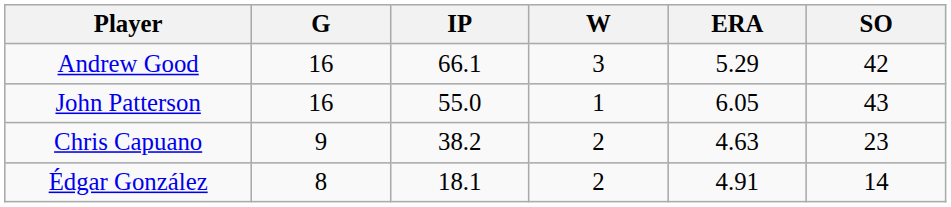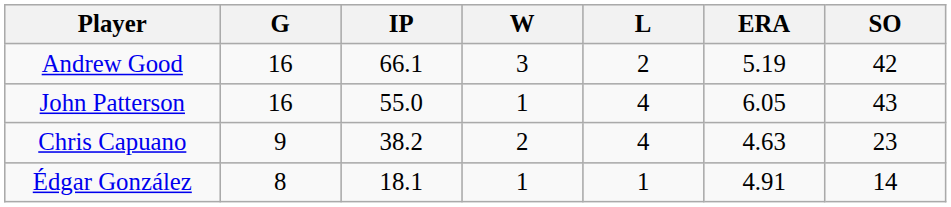+ column: (643, 24)
(737, 63) 5.29 -> (764, 63) 5.19
(599, 181) 2 -> (522, 181) 1
